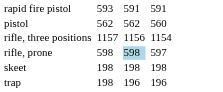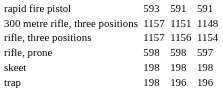- row: (16, 23)
+ row: (71, 23)
(132, 53) lightblue background -> (178, 53) no background
